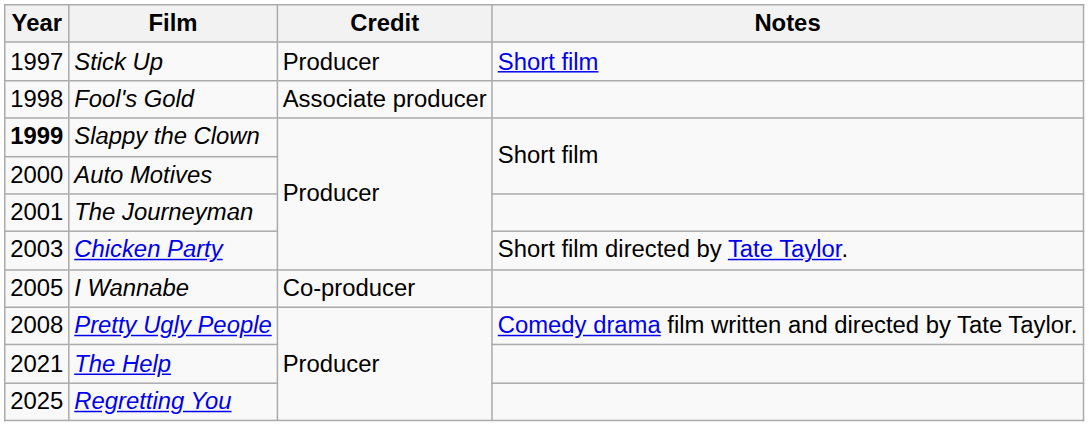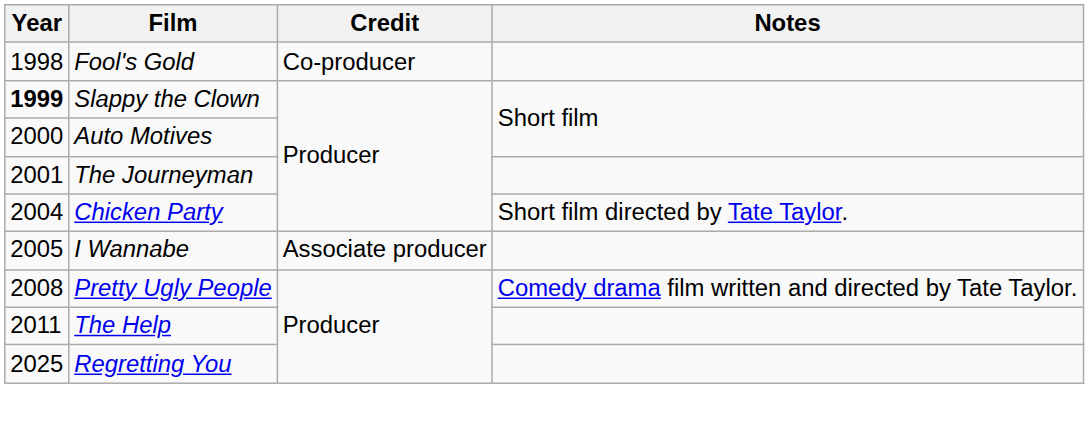- row: (119, 61)
(385, 99) Associate producer -> (349, 61) Co-producer
(37, 250) 2003 -> (37, 212) 2004
(349, 288) Co-producer -> (385, 250) Associate producer
(37, 363) 2021 -> (36, 325) 2011
